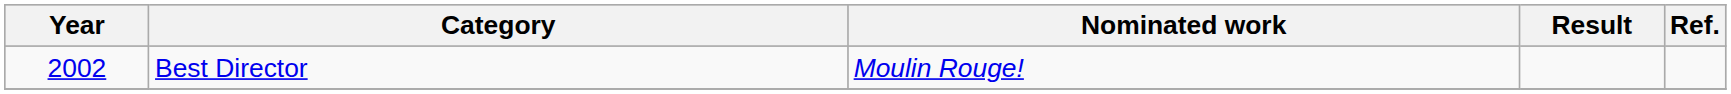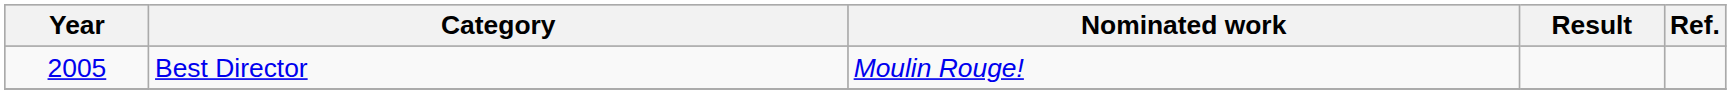(77, 67) 2002 -> (77, 67) 2005
